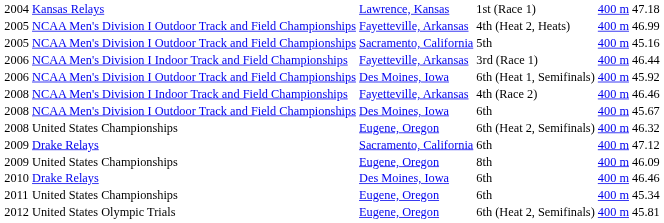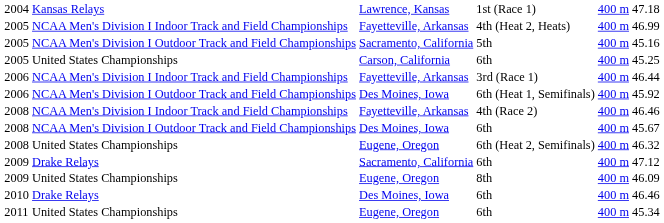(194, 26) NCAA Men's Division I Outdoor Track and Field Championships -> (190, 26) NCAA Men's Division I Indoor Track and Field Championships
+ row: (17, 60)
- row: (17, 212)
